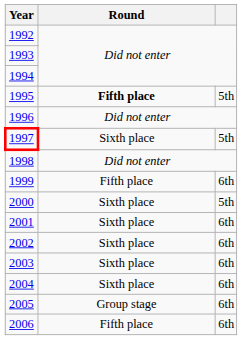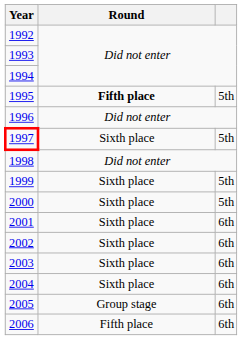(126, 181) Fifth place -> (126, 181) Sixth place
(226, 181) 6th -> (226, 181) 5th
